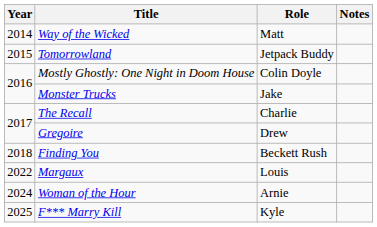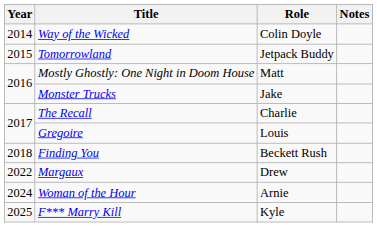(272, 34) Matt -> (291, 34) Colin Doyle
(291, 73) Colin Doyle -> (272, 73) Matt
(274, 133) Drew -> (274, 133) Louis
(274, 172) Louis -> (274, 172) Drew
